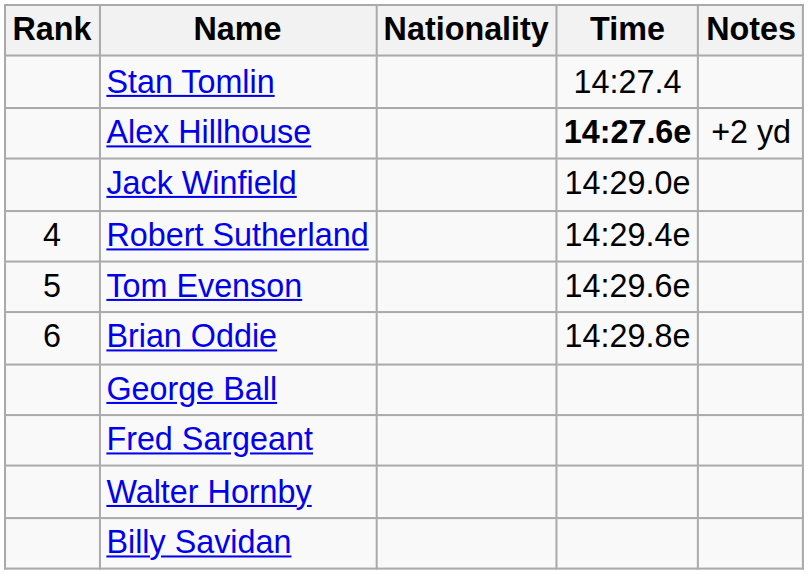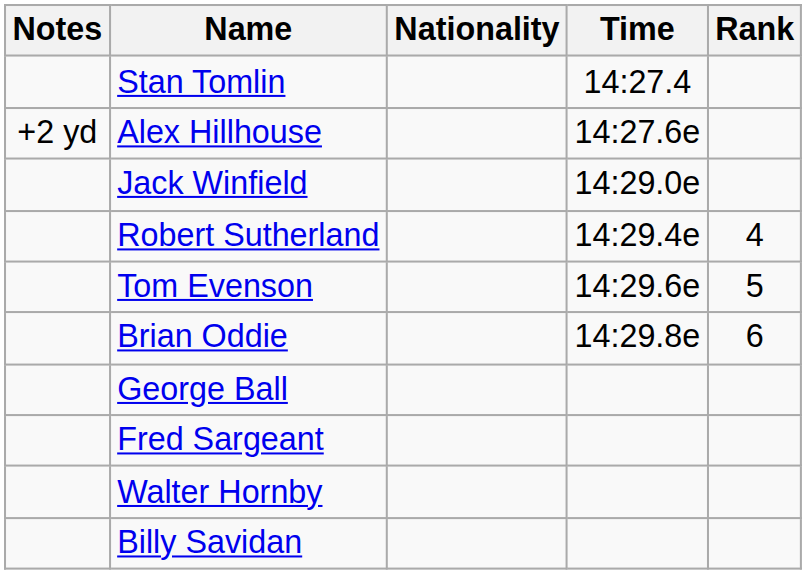columns swapped: (52, 30) <-> (751, 30)
(628, 132) bold -> (637, 132) normal
